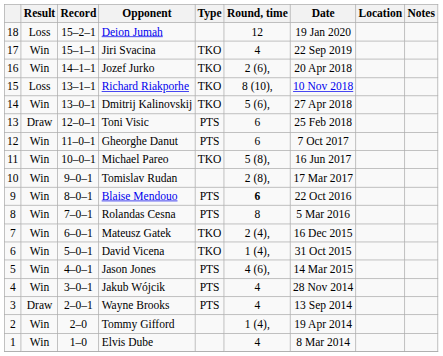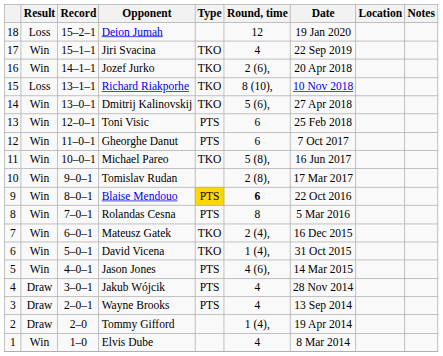(40, 123) Draw -> (40, 123) Win
(210, 196) no background -> (210, 196) gold background
(40, 287) Win -> (40, 287) Draw
(40, 324) Win -> (40, 324) Draw
